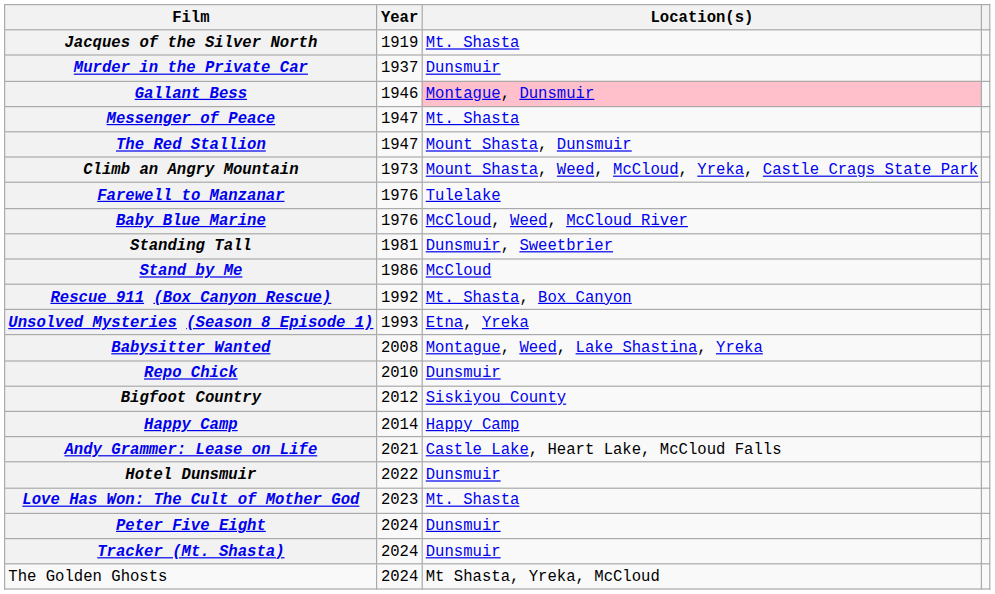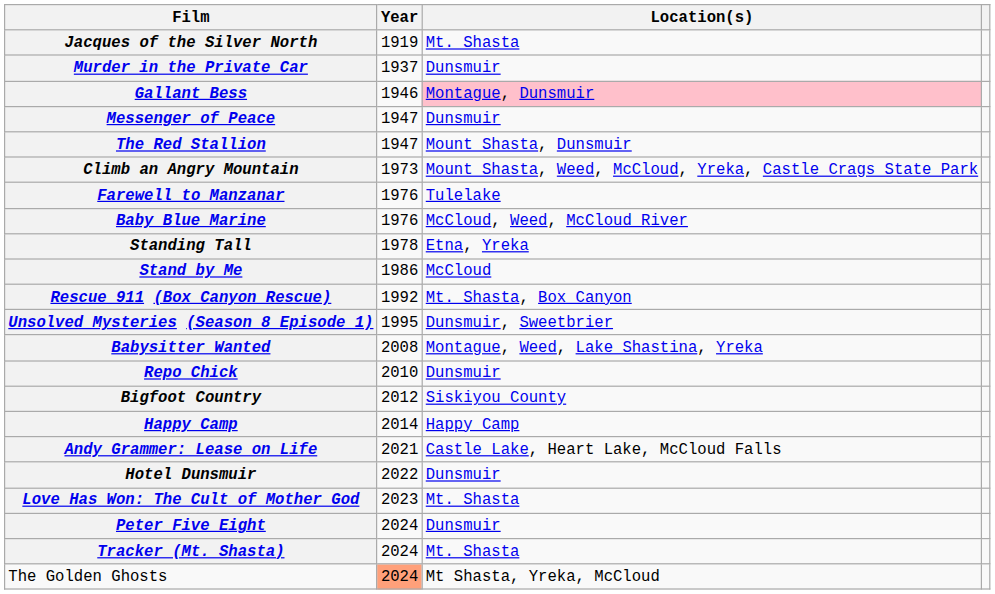(473, 119) Mt. Shasta -> (463, 119) Dunsmuir
(400, 246) 1981 -> (400, 246) 1978
(519, 246) Dunsmuir, Sweetbrier -> (477, 246) Etna, Yreka
(400, 322) 1993 -> (400, 322) 1995
(477, 322) Etna, Yreka -> (519, 322) Dunsmuir, Sweetbrier
(463, 551) Dunsmuir -> (473, 551) Mt. Shasta
(400, 577) no background -> (400, 577) lightsalmon background
